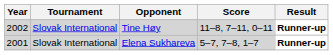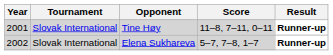(17, 28) 2002 -> (17, 28) 2001
(17, 43) 2001 -> (17, 43) 2002
